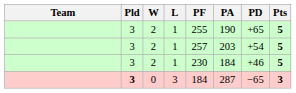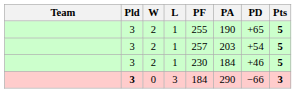(227, 79) 287 -> (227, 79) 290
(255, 79) −65 -> (255, 79) −66
